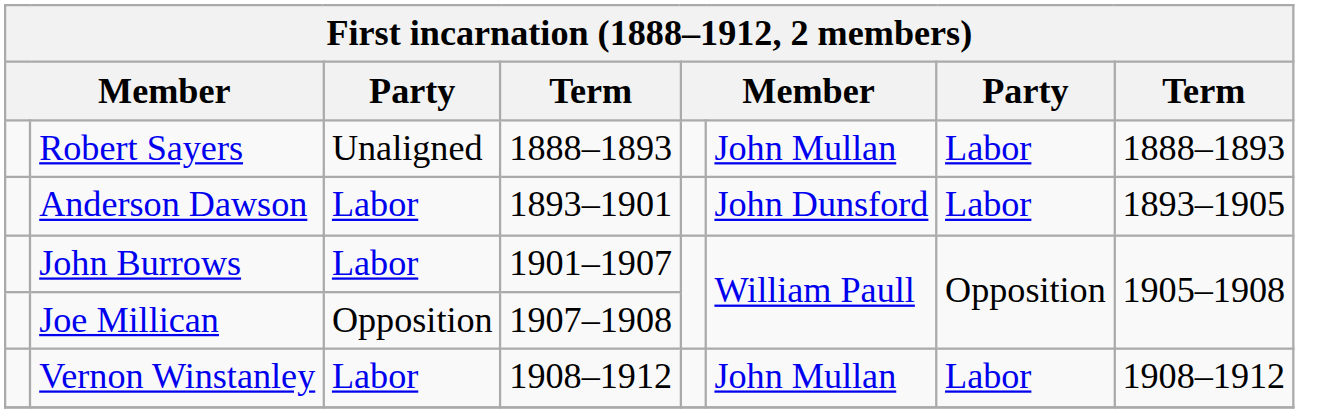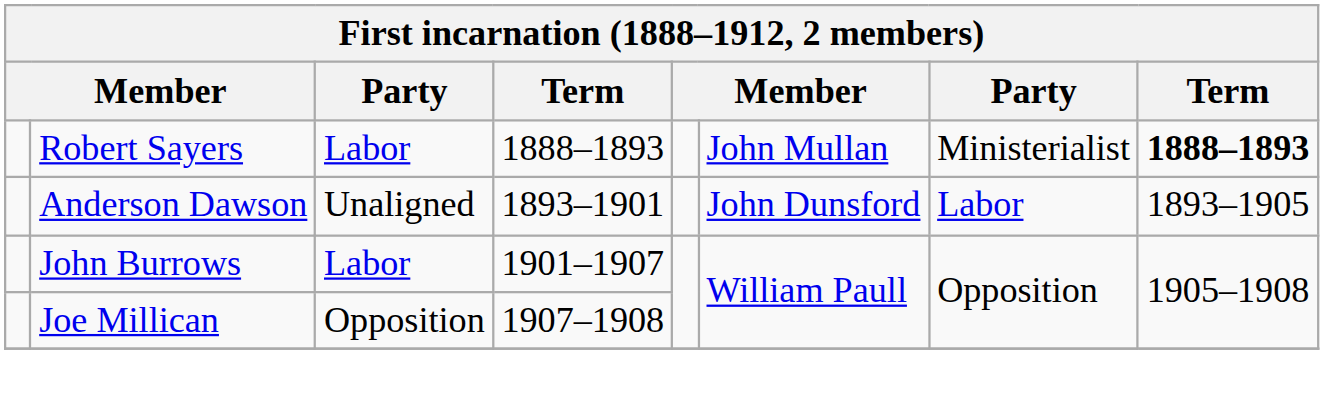(407, 147) Unaligned -> (367, 147) Labor
(988, 147) Labor -> (1034, 147) Ministerialist
(1204, 147) normal -> (1228, 147) bold
(375, 205) Labor -> (399, 205) Unaligned
- row: (177, 377)
